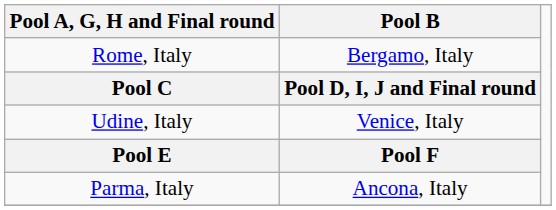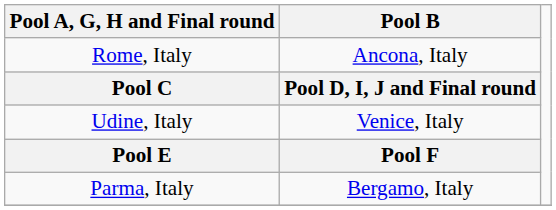(410, 54) Bergamo, Italy -> (410, 54) Ancona, Italy
(410, 188) Ancona, Italy -> (410, 188) Bergamo, Italy
